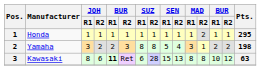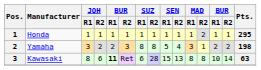(228, 59) 12 -> (228, 59) 14
